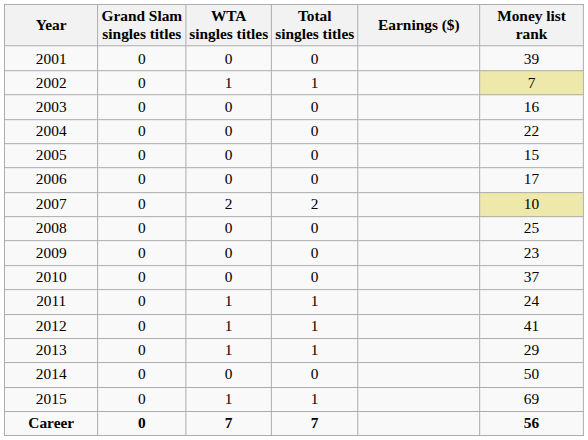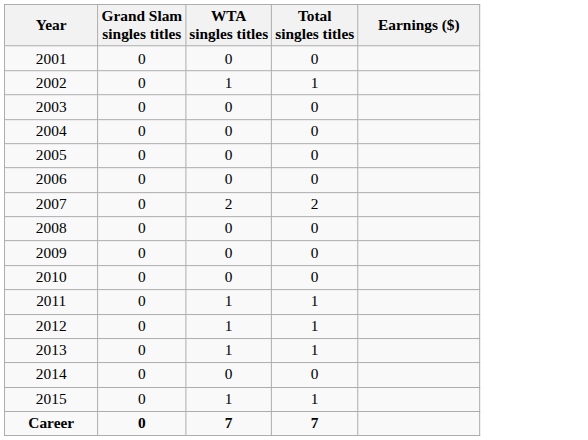- column: (532, 25)
